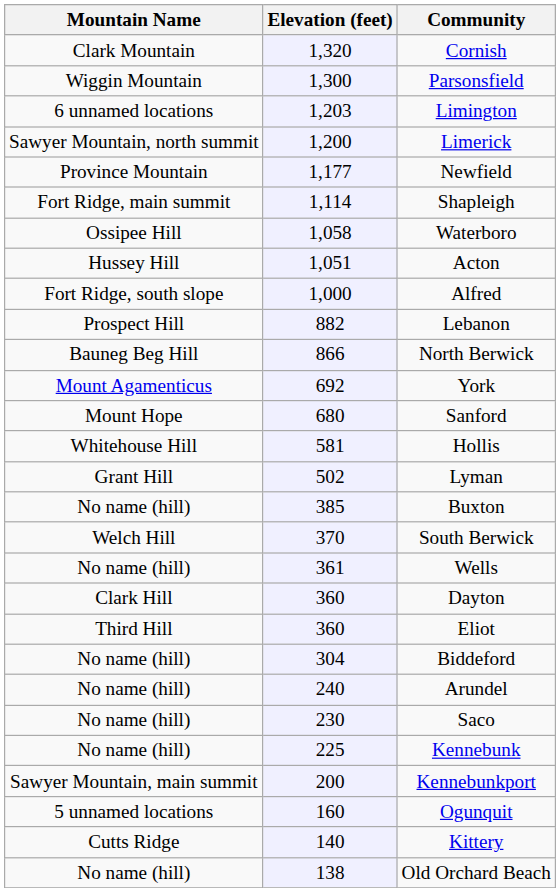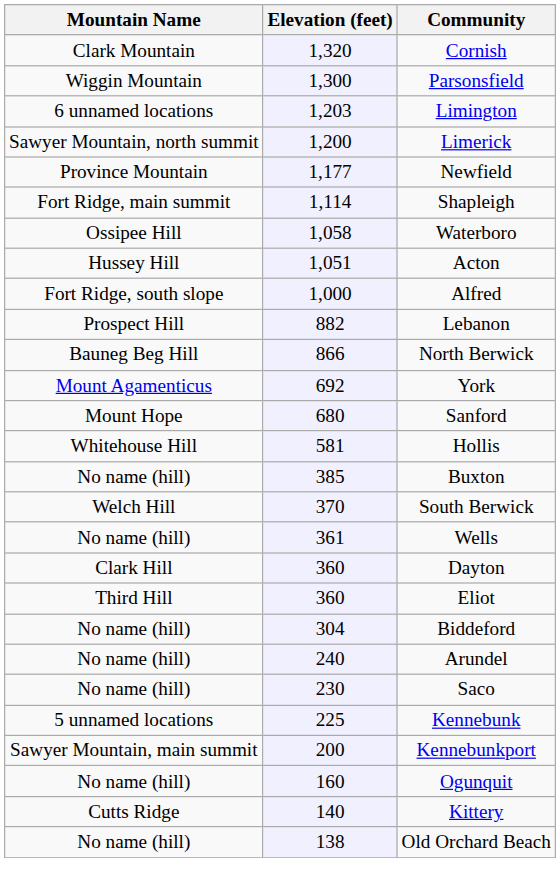- row: (476, 476)
(134, 750) No name (hill) -> (134, 720) 5 unnamed locations
(134, 811) 5 unnamed locations -> (134, 780) No name (hill)
